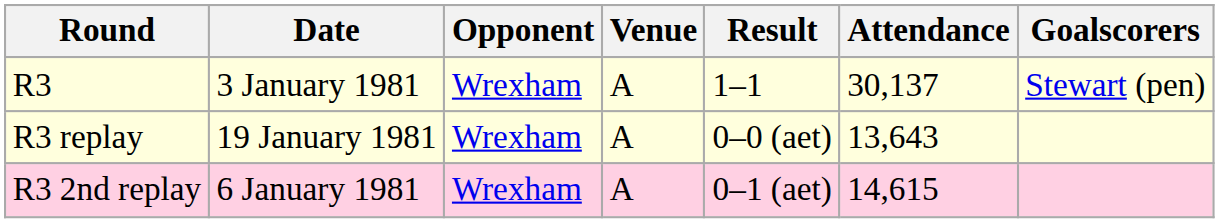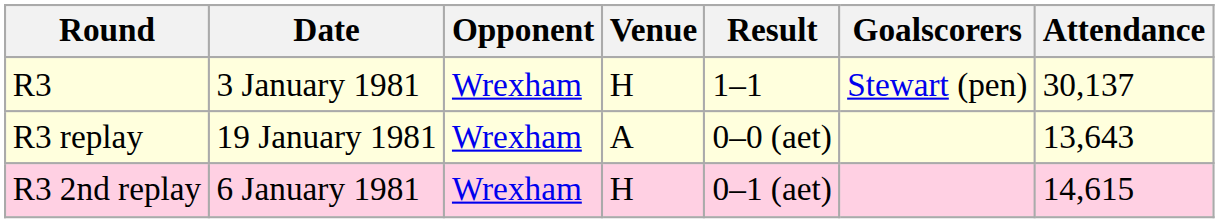columns swapped: (928, 30) <-> (1115, 30)
(622, 83) A -> (622, 83) H
(622, 189) A -> (622, 189) H
